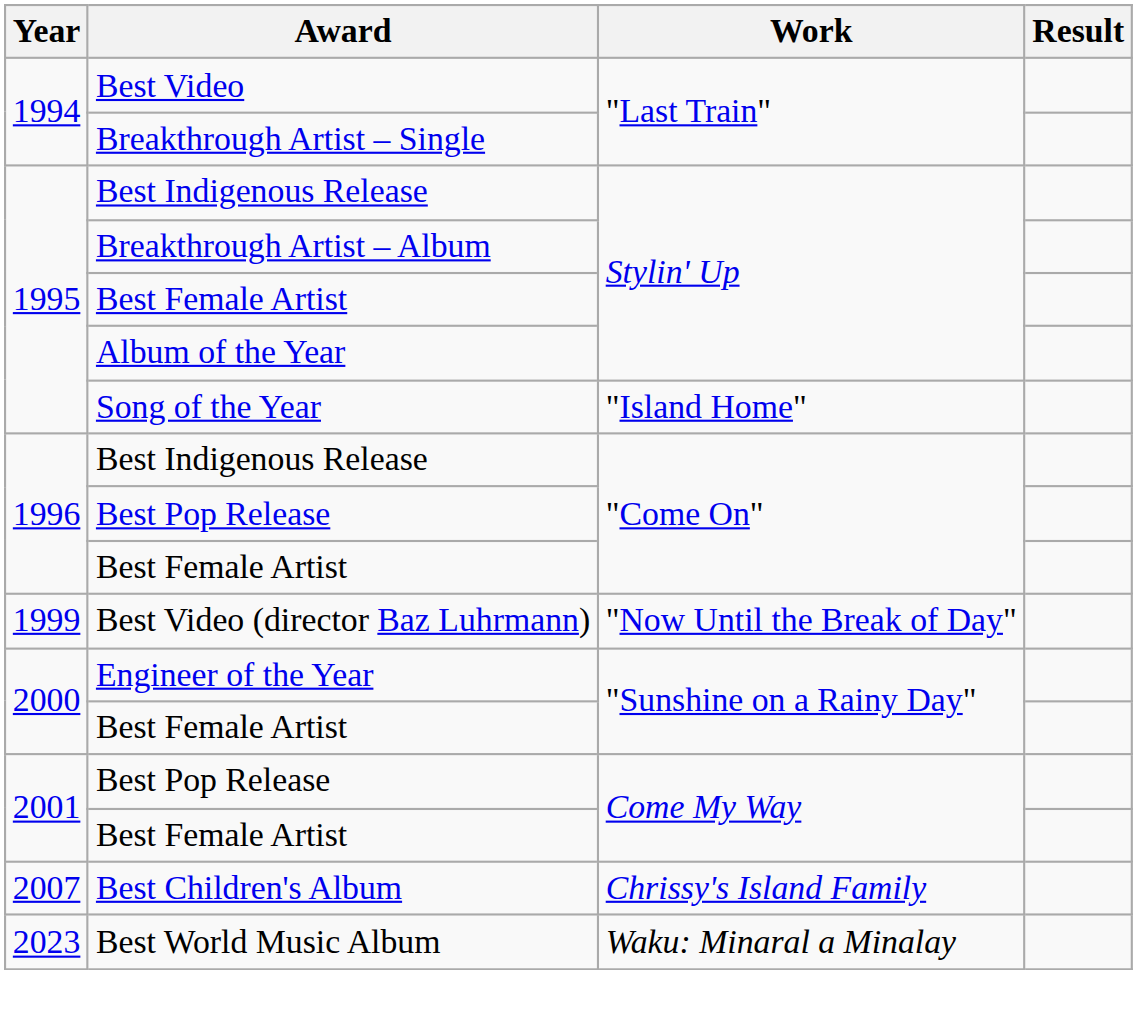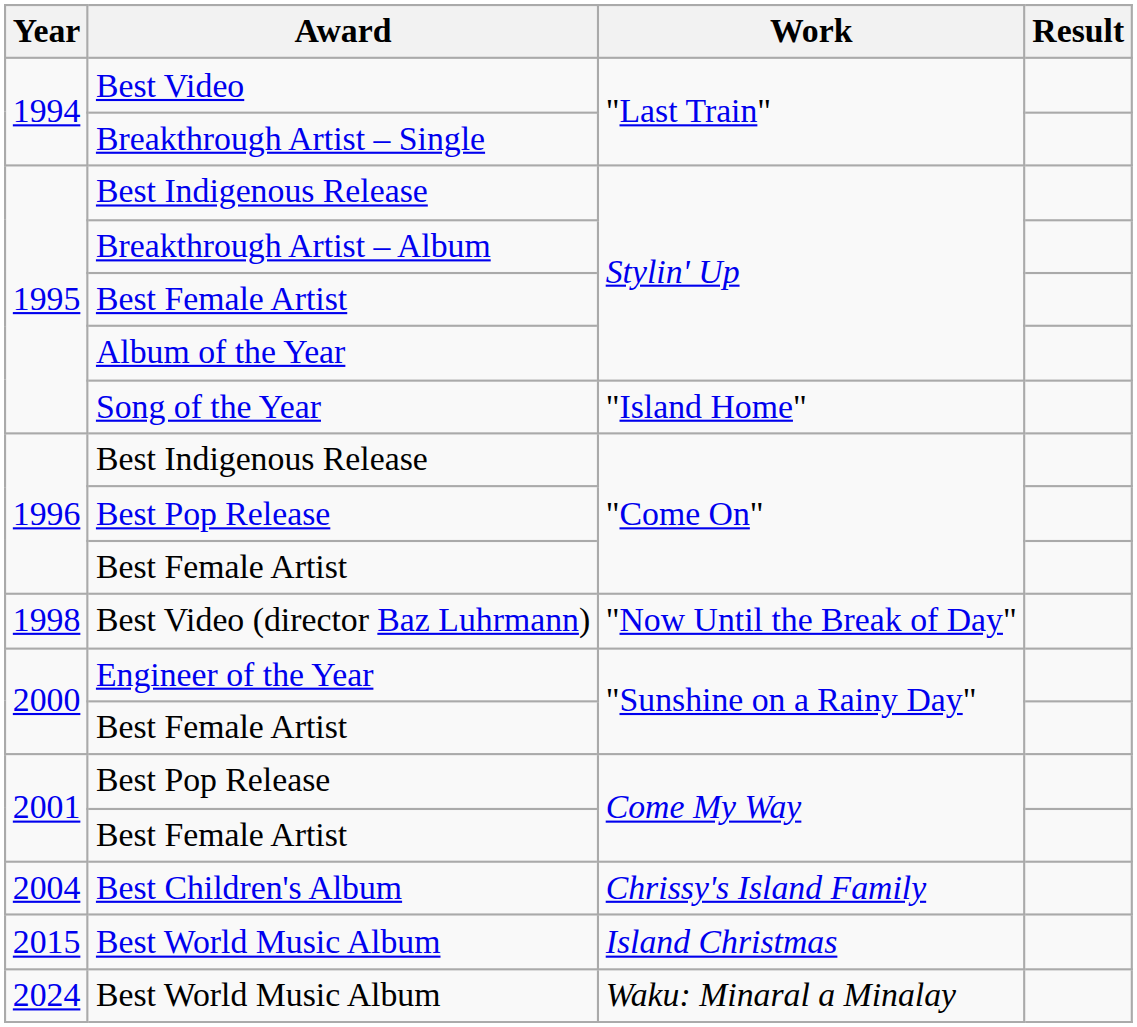(47, 620) 1999 -> (47, 620) 1998
(47, 887) 2007 -> (47, 887) 2004
+ row: (268, 941)
(47, 941) 2023 -> (47, 995) 2024
